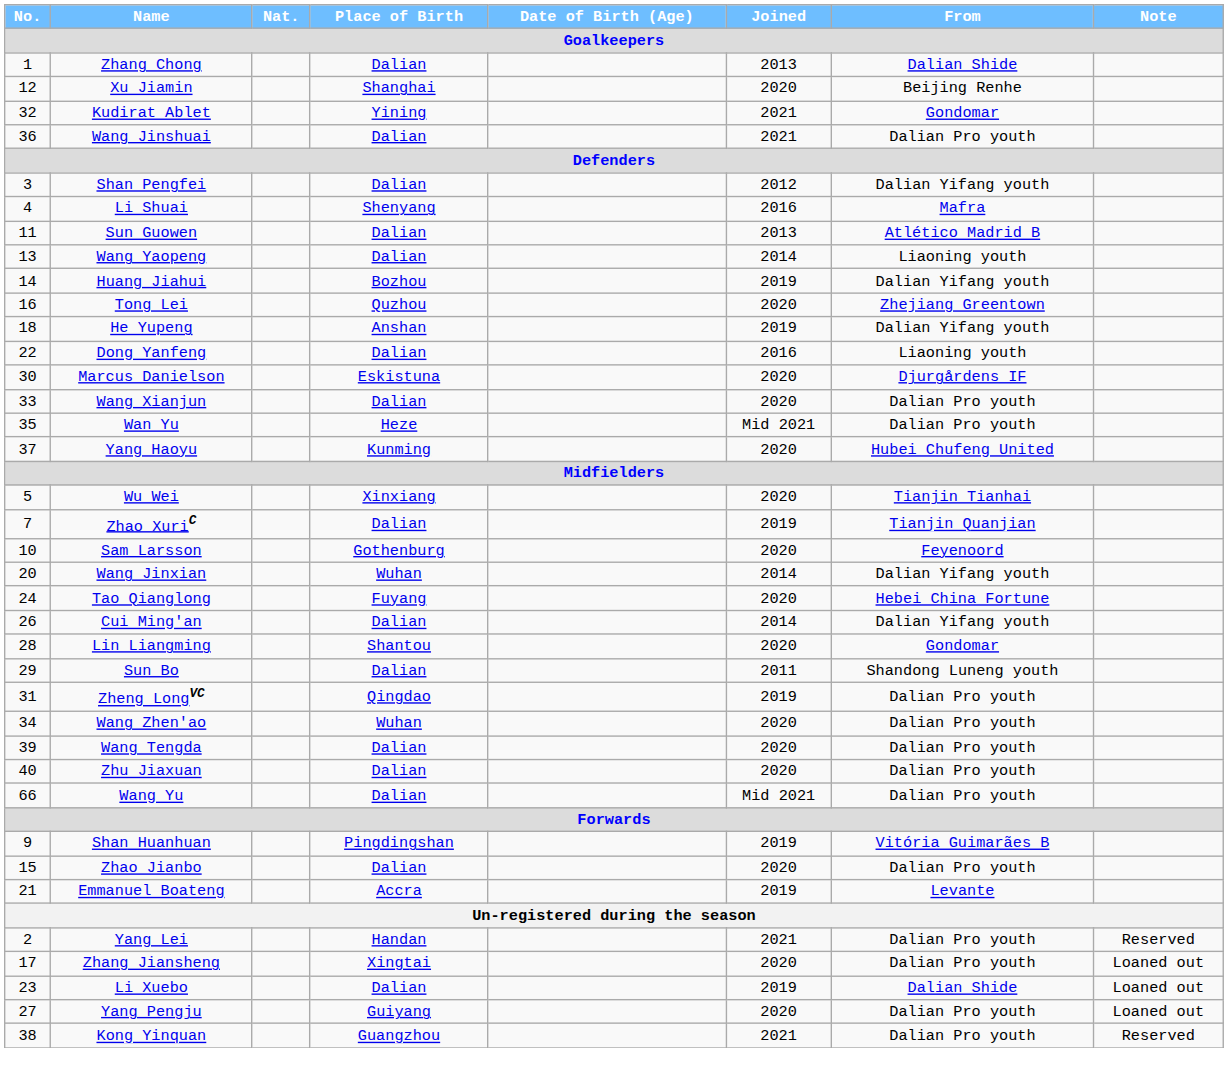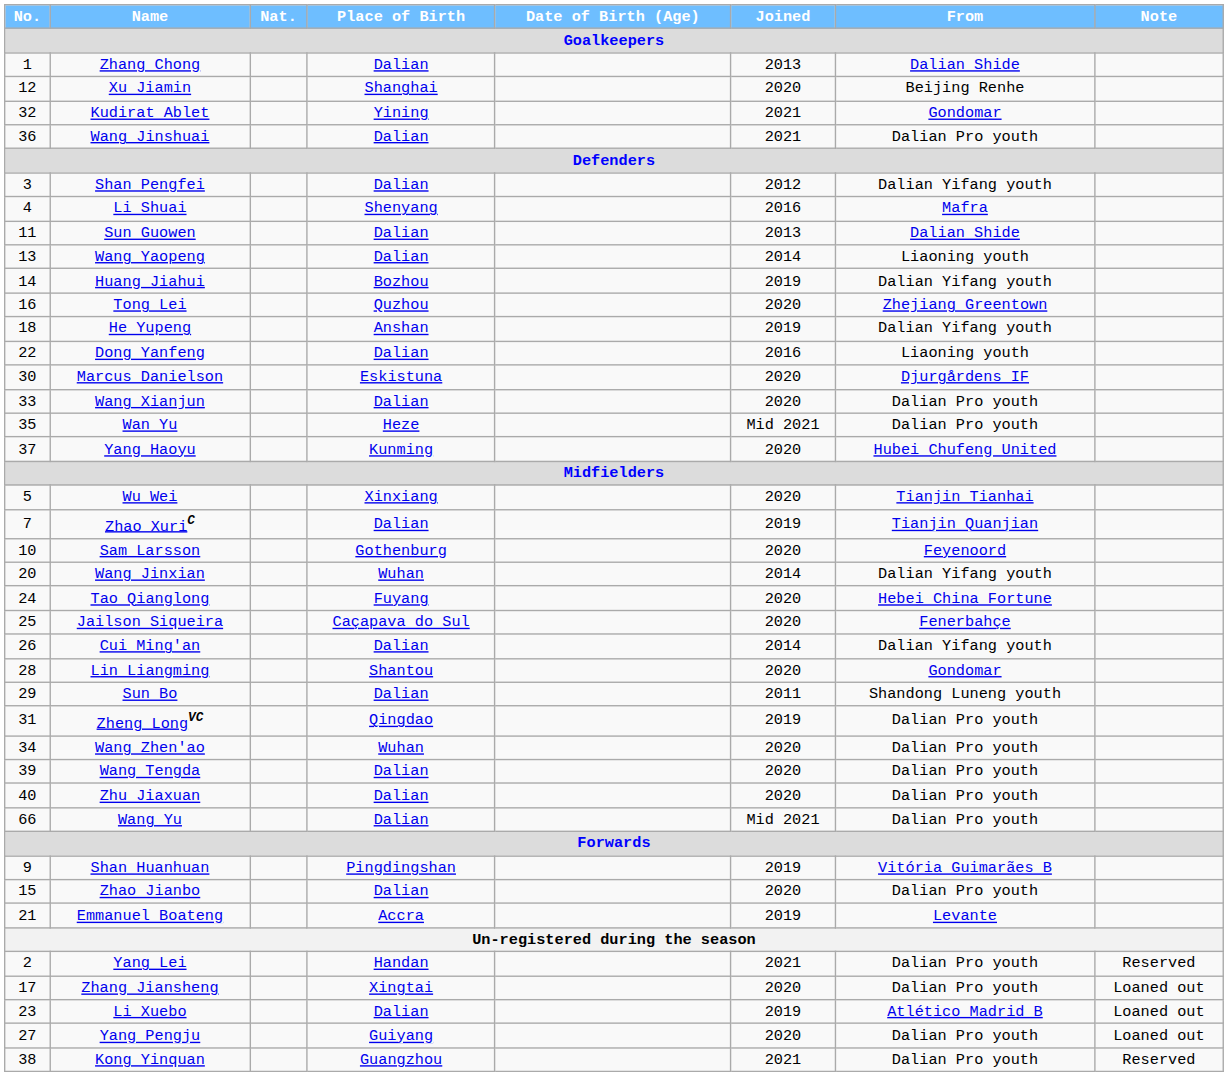(962, 233) Atlético Madrid B -> (965, 233) Dalian Shide
+ row: (150, 622)
(962, 988) Dalian Shide -> (965, 1012) Atlético Madrid B
